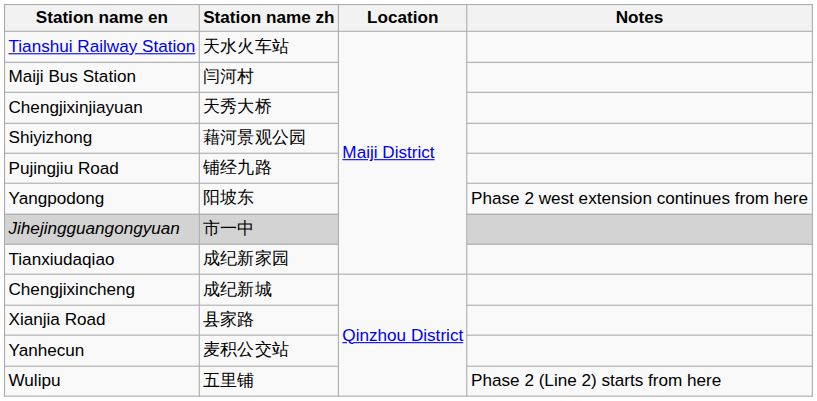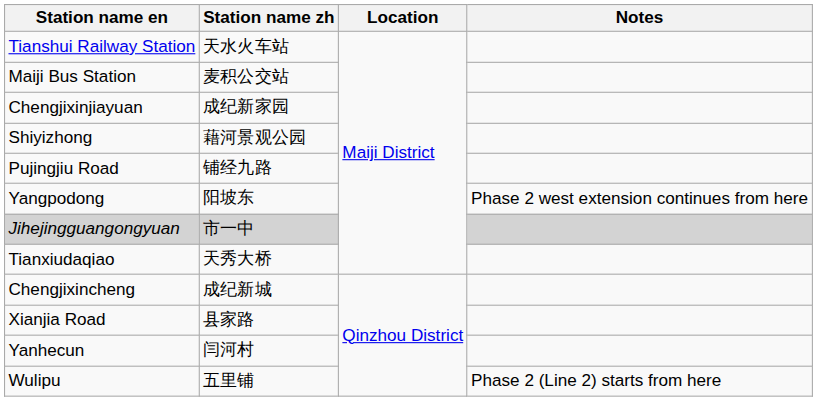(229, 76) 闫河村 -> (246, 76) 麦积公交站
(237, 107) 天秀大桥 -> (246, 107) 成纪新家园
(246, 258) 成纪新家园 -> (237, 258) 天秀大桥
(246, 349) 麦积公交站 -> (229, 349) 闫河村
